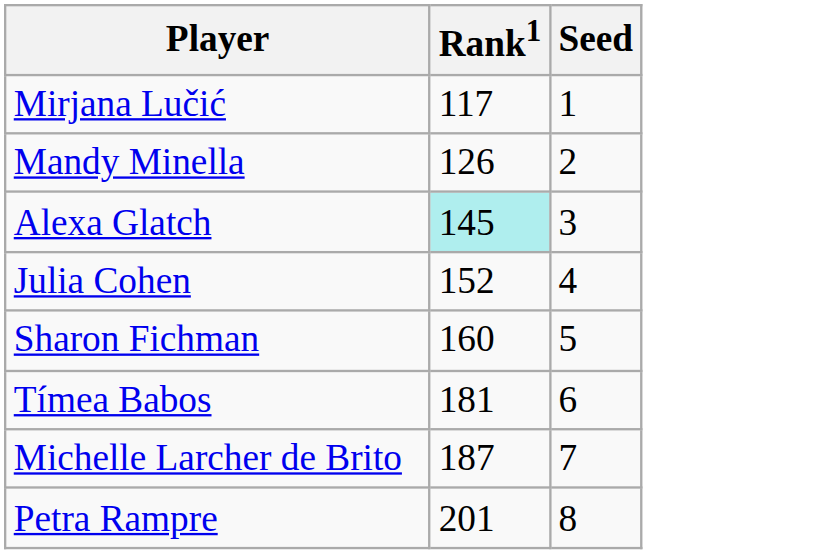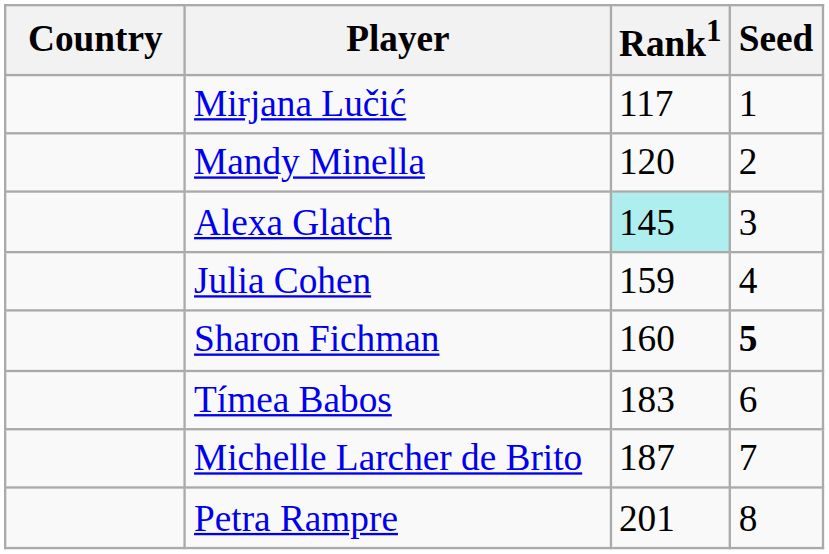+ column: (95, 39)
(467, 162) 126 -> (647, 162) 120
(467, 280) 152 -> (647, 280) 159
(568, 339) normal -> (748, 339) bold
(467, 398) 181 -> (647, 398) 183
